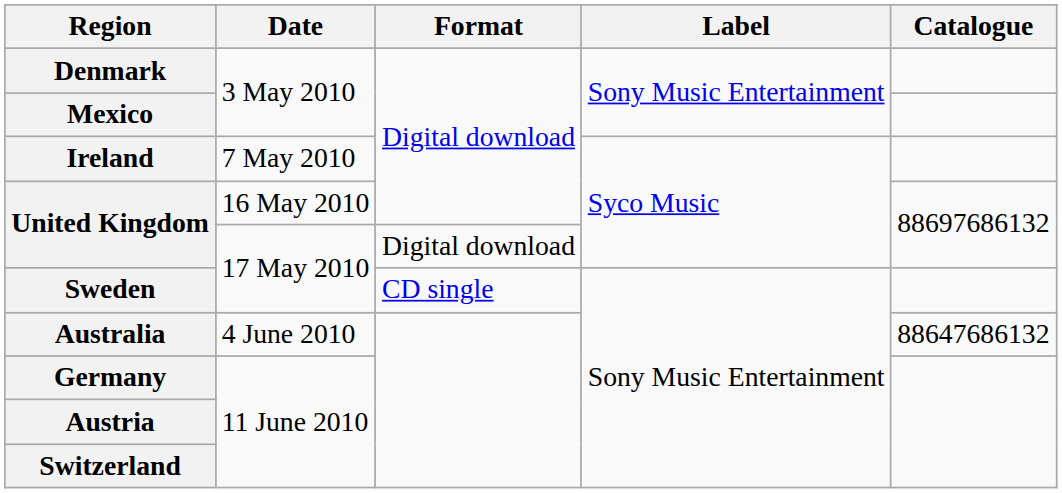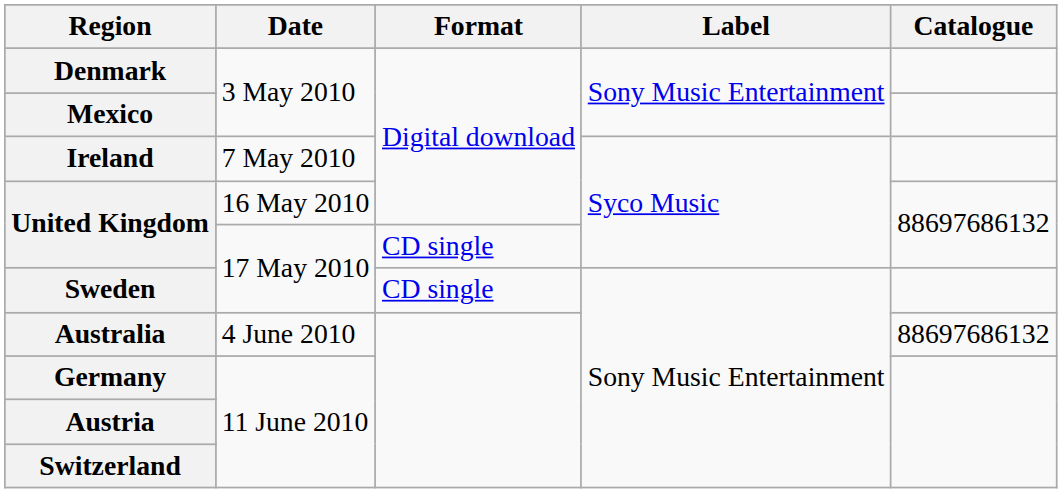(479, 245) Digital download -> (438, 245) CD single
(973, 333) 88647686132 -> (973, 333) 88697686132
